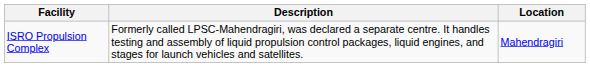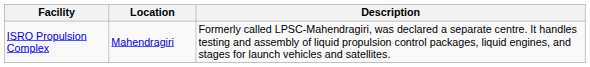columns swapped: (542, 13) <-> (303, 13)
